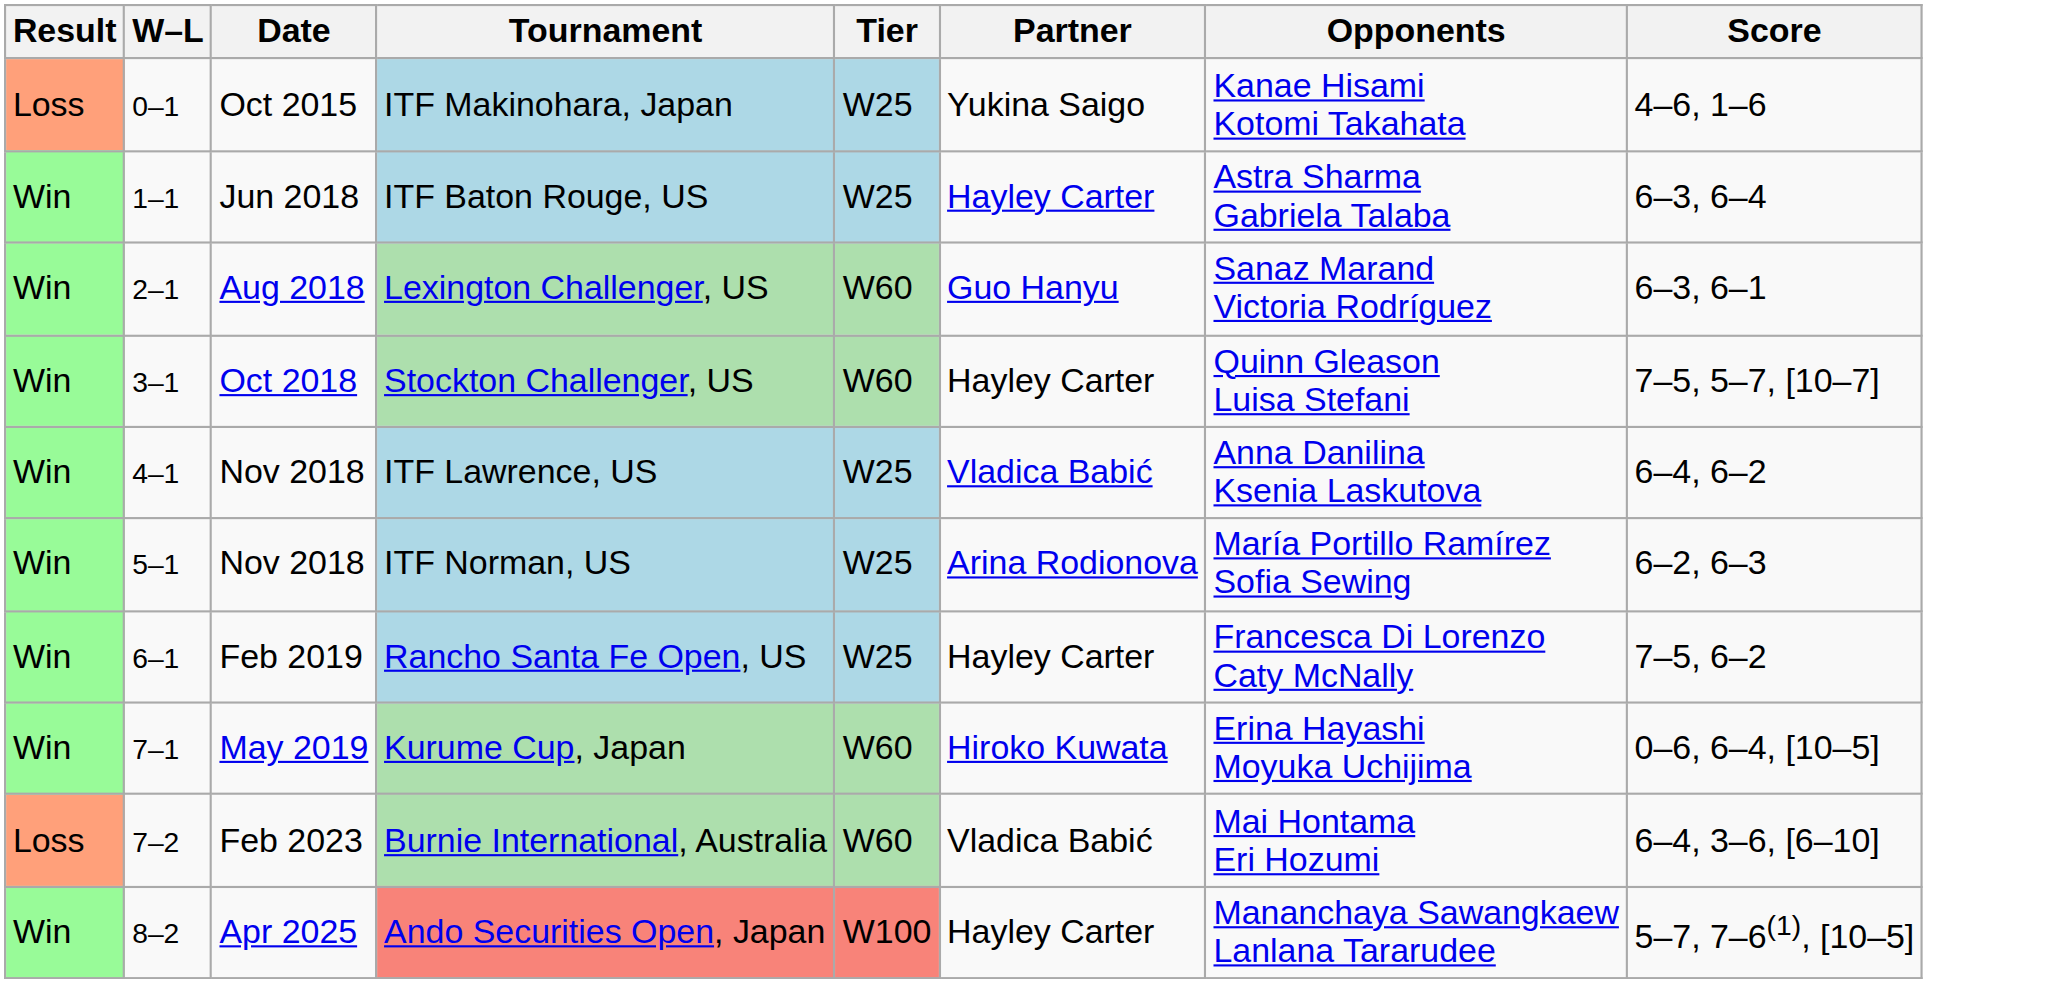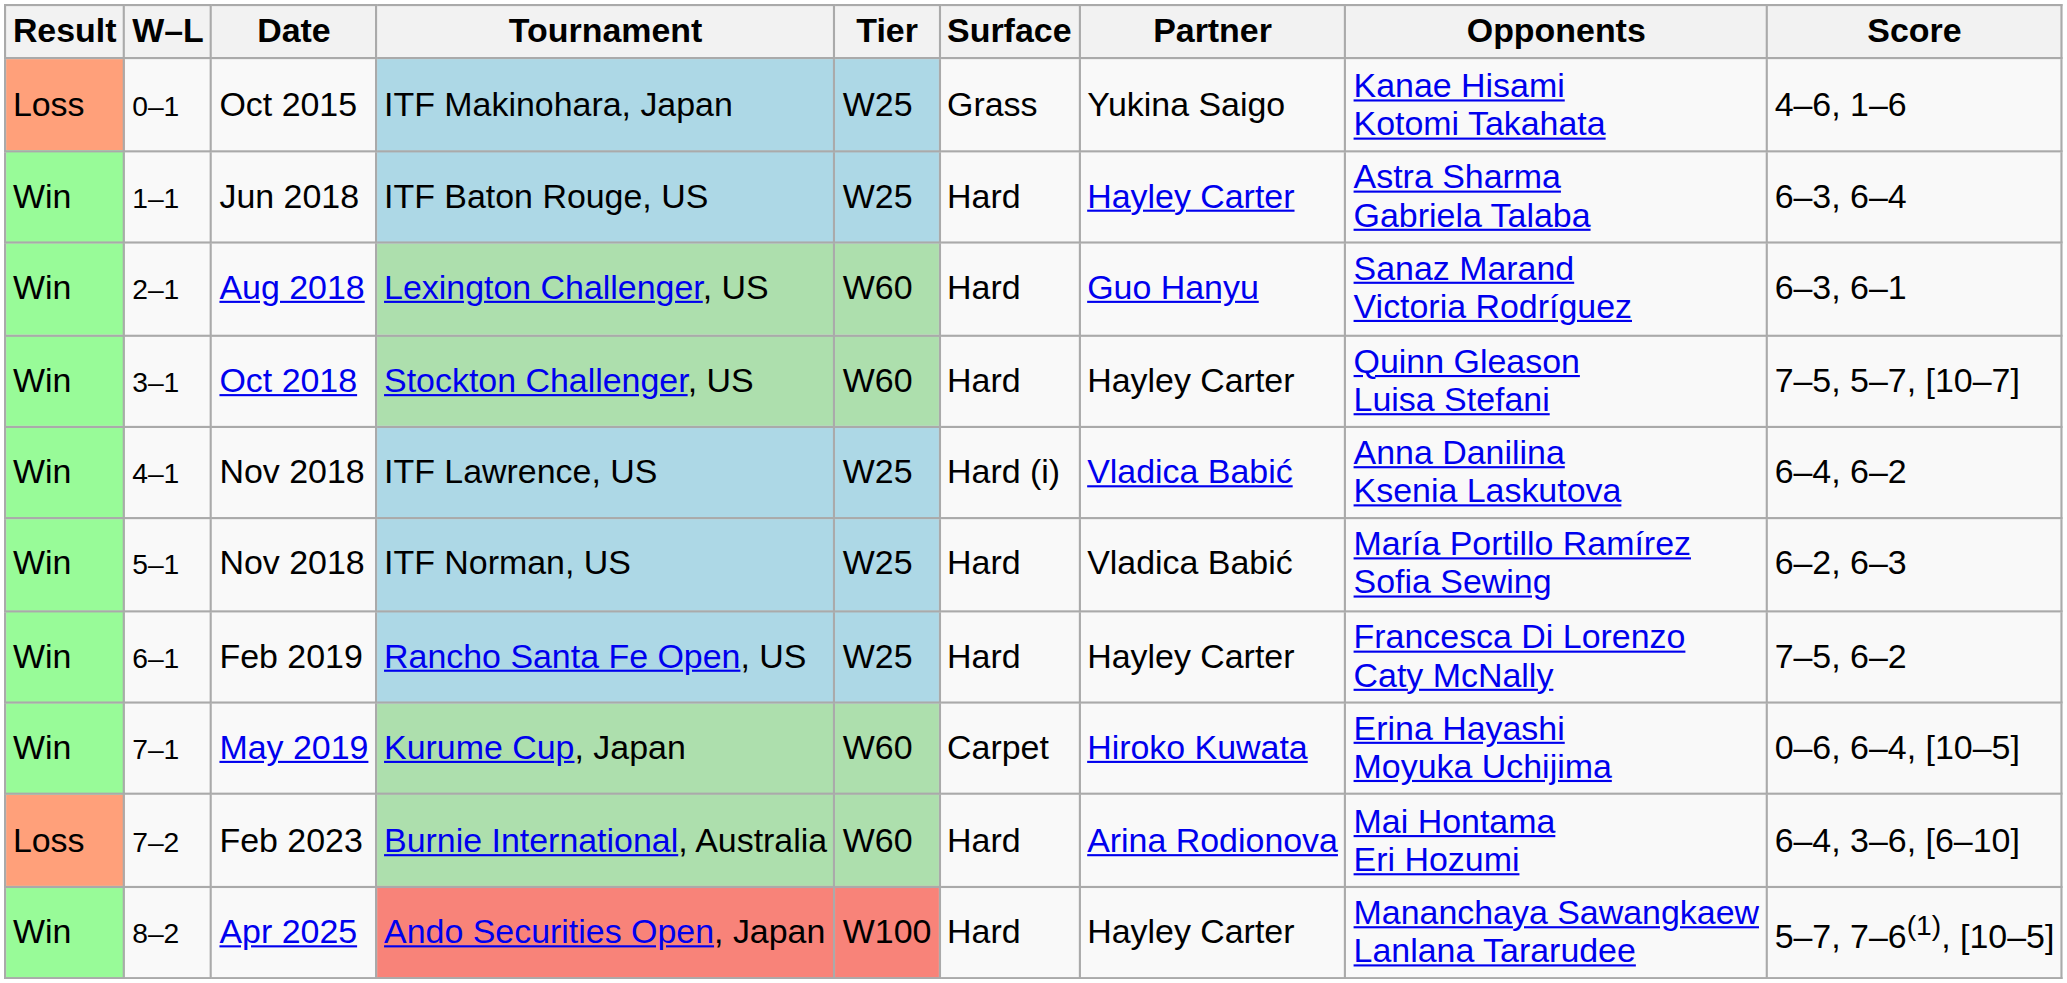+ column: (1009, 31)
(1072, 564) Arina Rodionova -> (1190, 564) Vladica Babić
(1050, 839) Vladica Babić -> (1213, 839) Arina Rodionova
